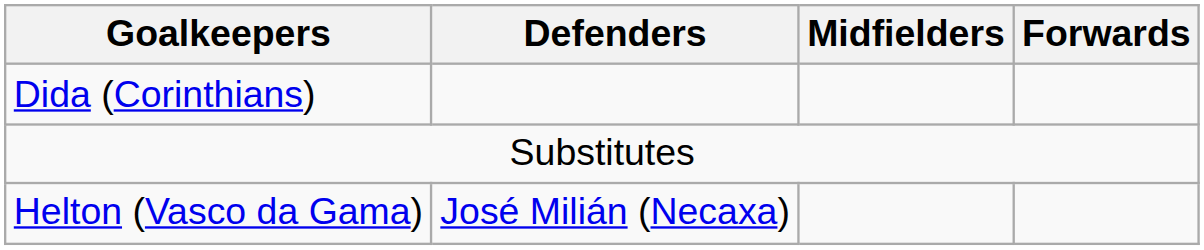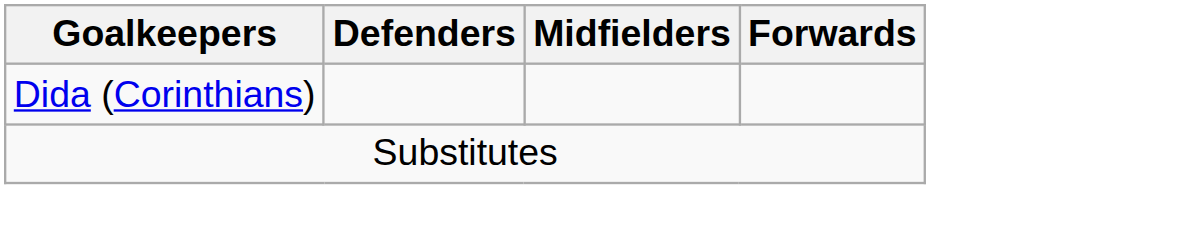- row: (218, 212)
